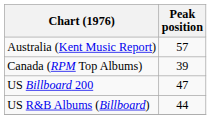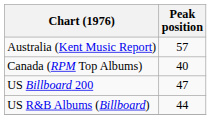(182, 66) 39 -> (182, 66) 40
